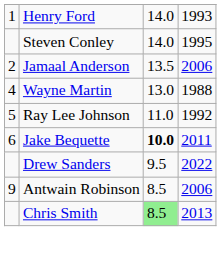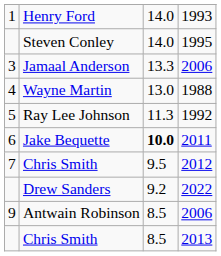(12, 66) 2 -> (12, 66) 3
(161, 66) 13.5 -> (161, 66) 13.3
(160, 115) 11.0 -> (160, 115) 11.3
+ row: (60, 164)
(157, 164) 9.5 -> (157, 189) 9.2
(157, 213) lightgreen background -> (157, 238) no background
